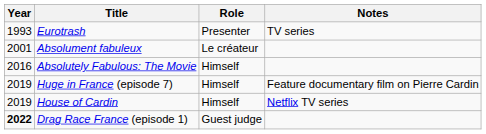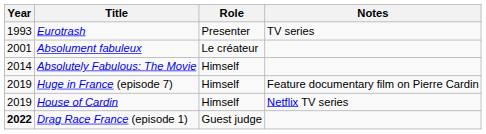(19, 66) 2016 -> (19, 66) 2014
